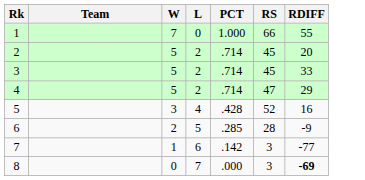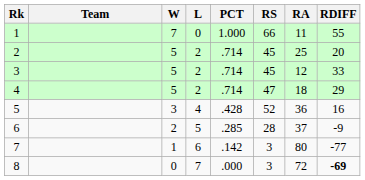+ column: (301, 14)
